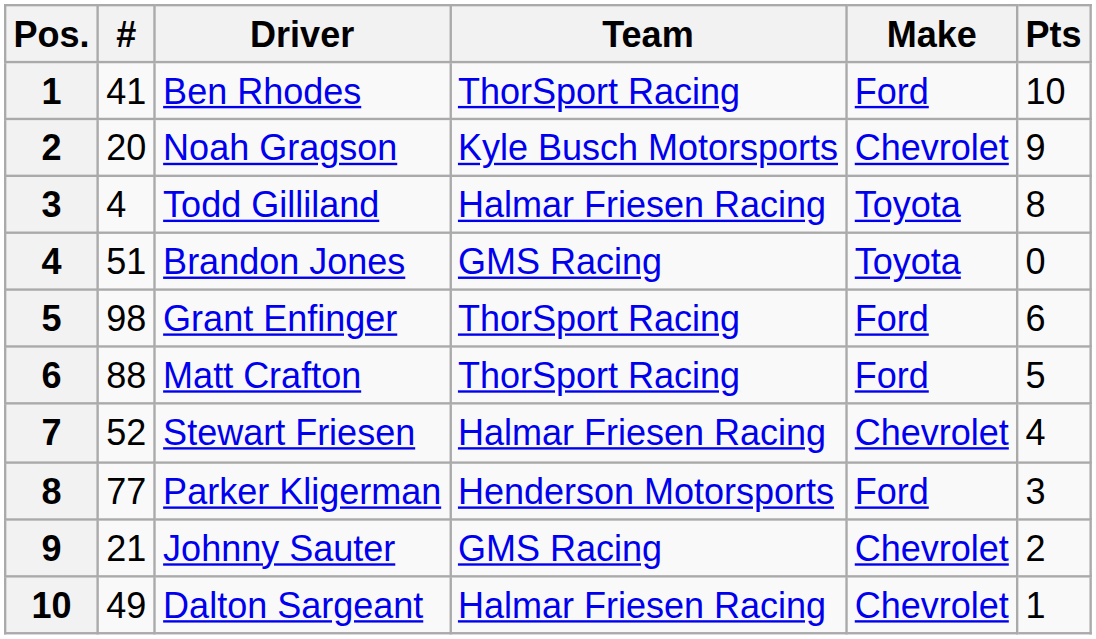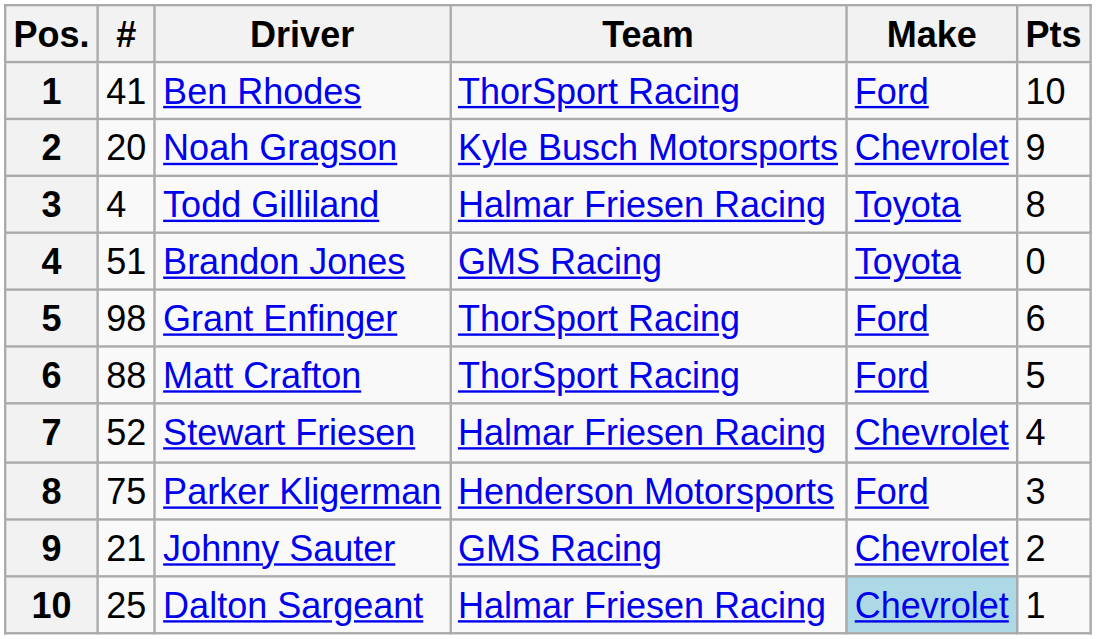(126, 490) 77 -> (126, 490) 75
(126, 604) 49 -> (126, 604) 25
(932, 604) no background -> (932, 604) lightblue background
